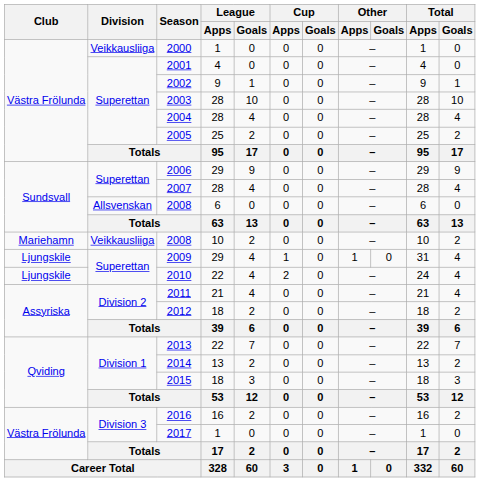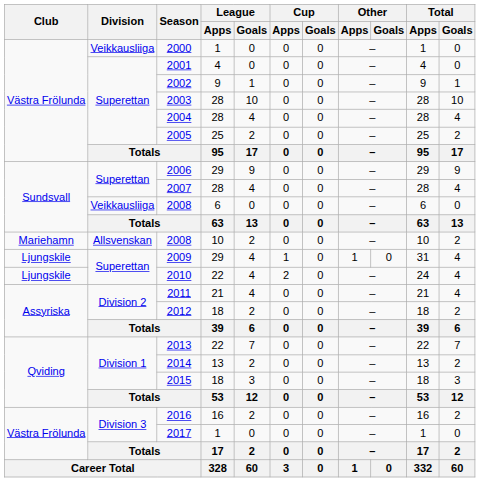(122, 205) Allsvenskan -> (122, 205) Veikkausliiga
(122, 240) Veikkausliiga -> (122, 240) Allsvenskan
